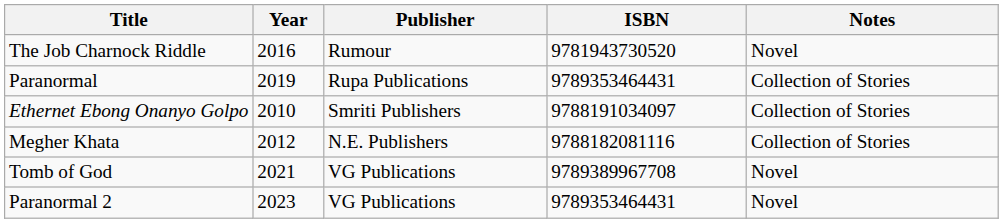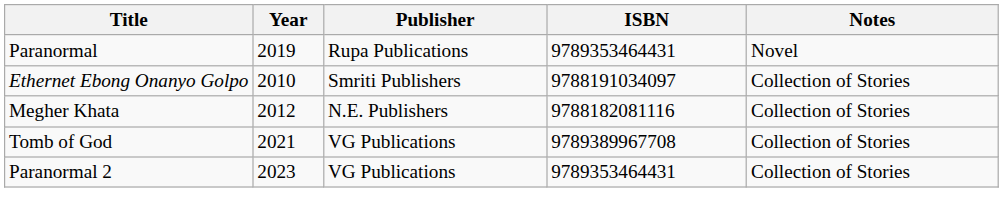- row: (107, 50)
(831, 80) Collection of Stories -> (775, 50) Novel
(775, 171) Novel -> (831, 141) Collection of Stories
(775, 202) Novel -> (831, 171) Collection of Stories
